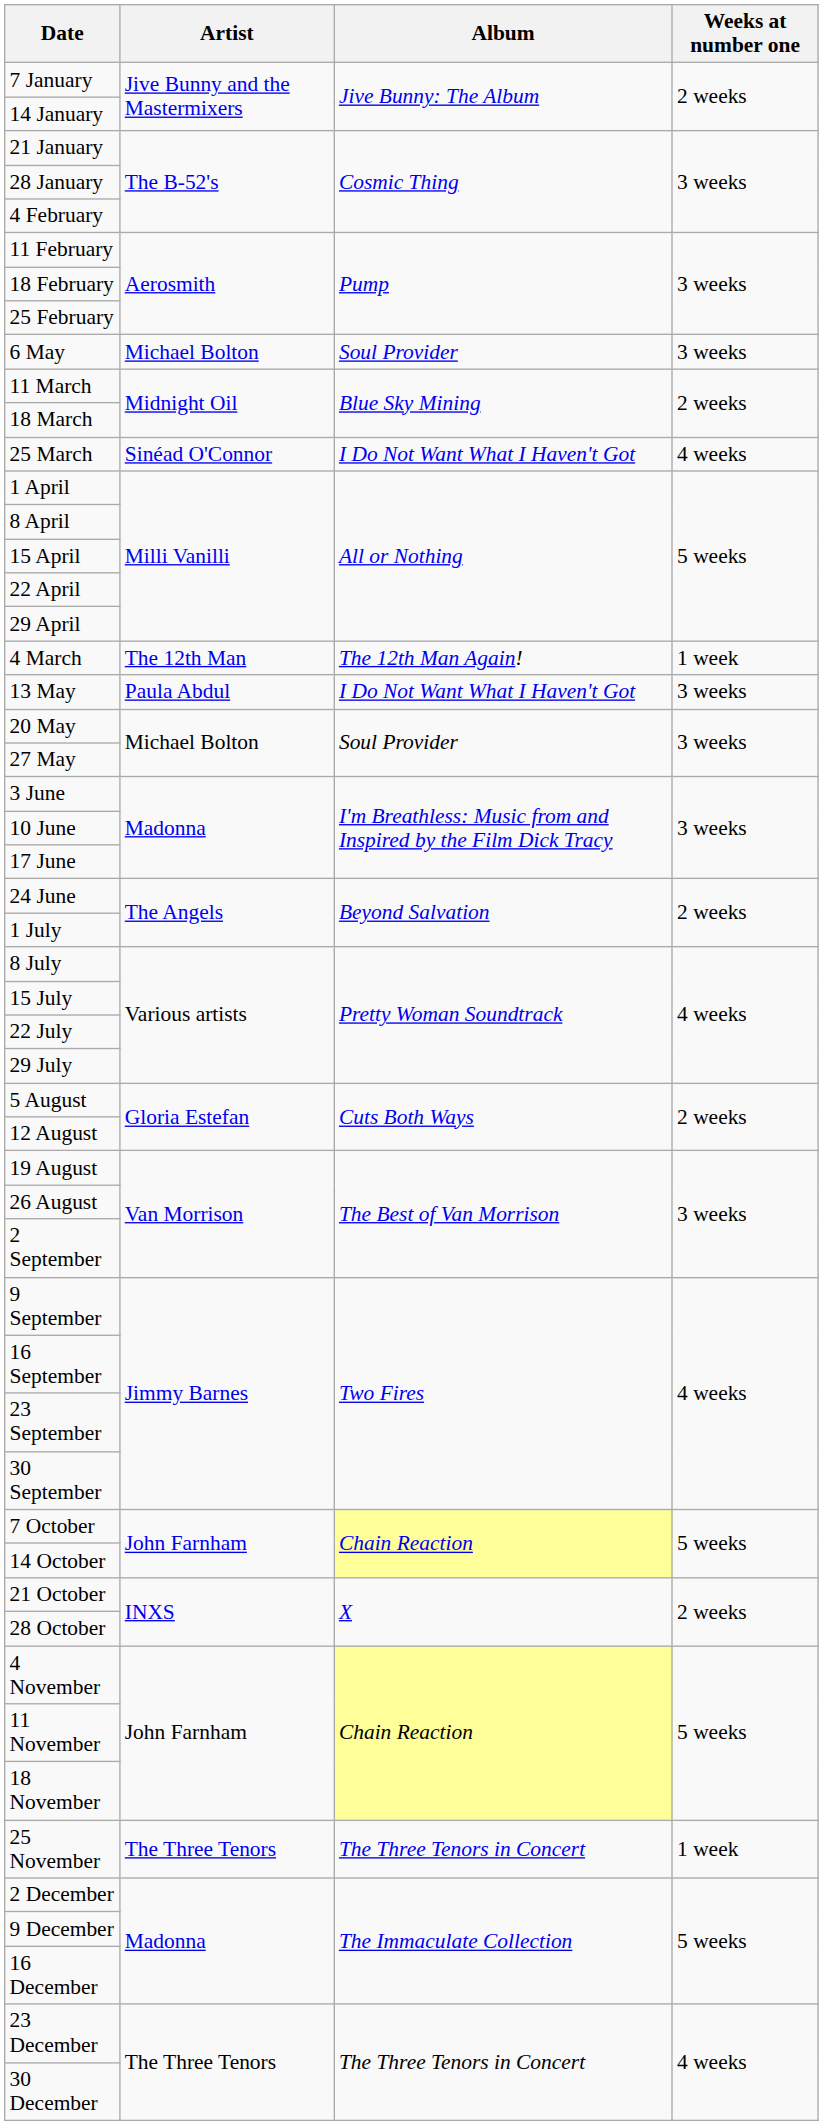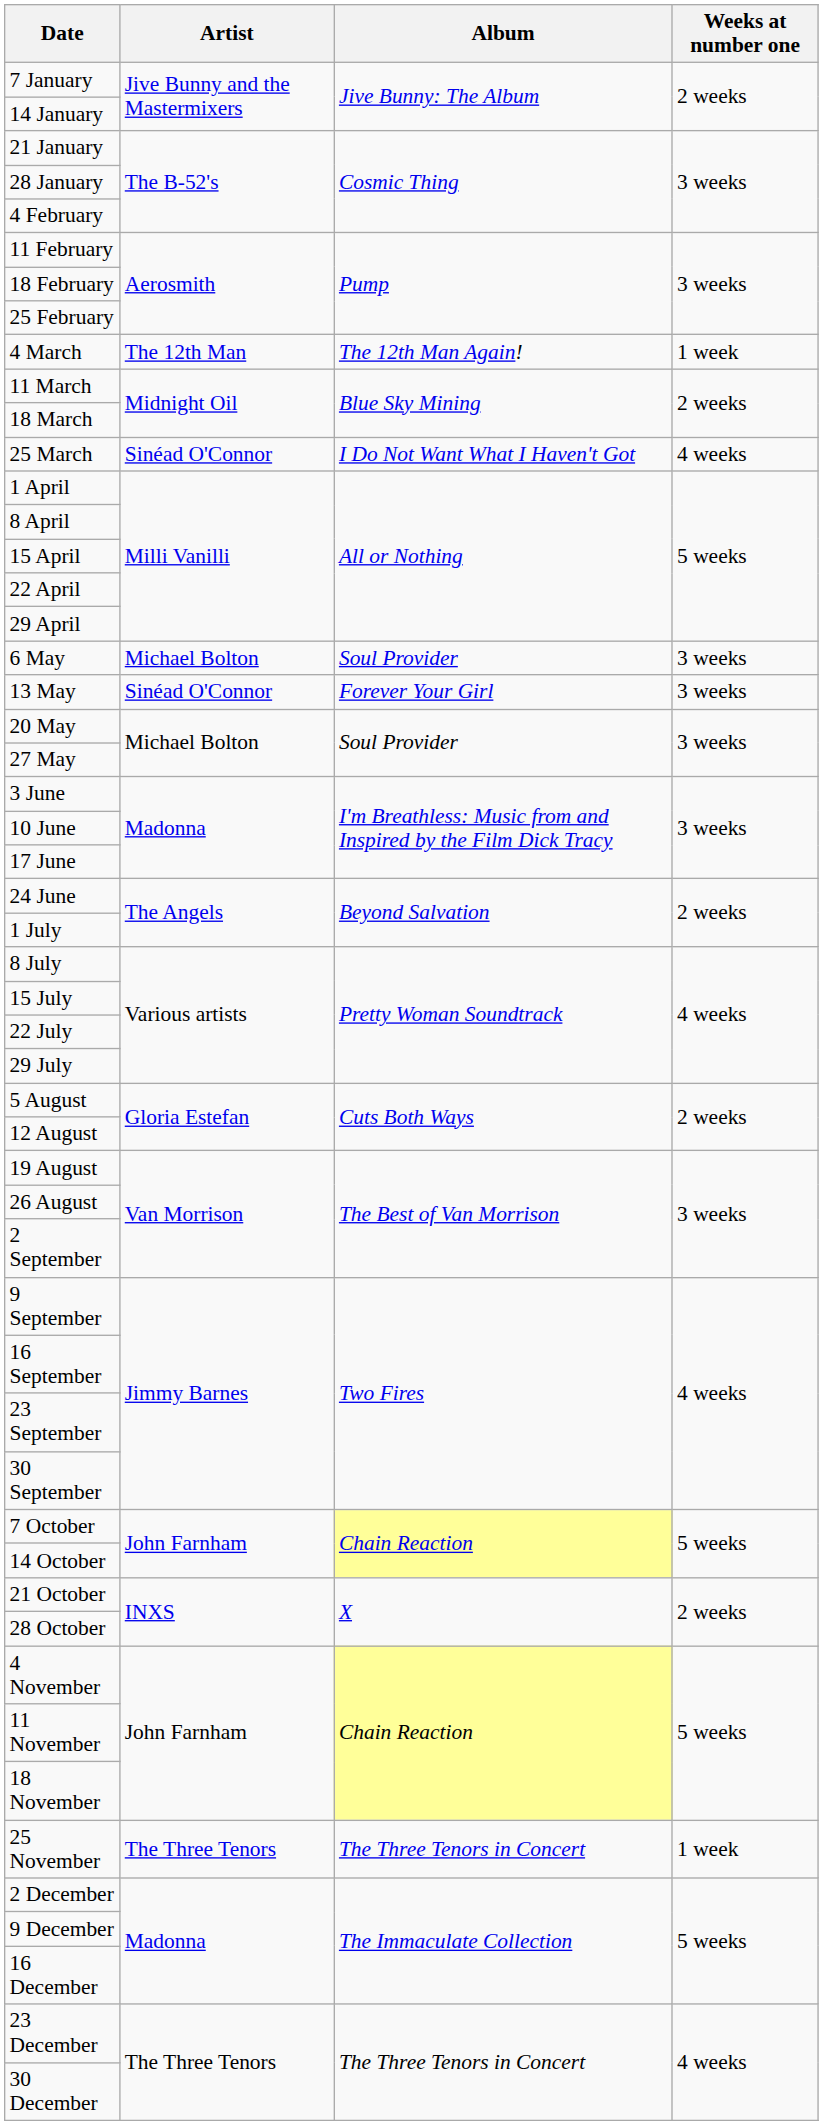rows swapped: (46, 657) <-> (37, 351)
(177, 691) Paula Abdul -> (198, 691) Sinéad O'Connor
(487, 691) I Do Not Want What I Haven't Got -> (416, 691) Forever Your Girl
